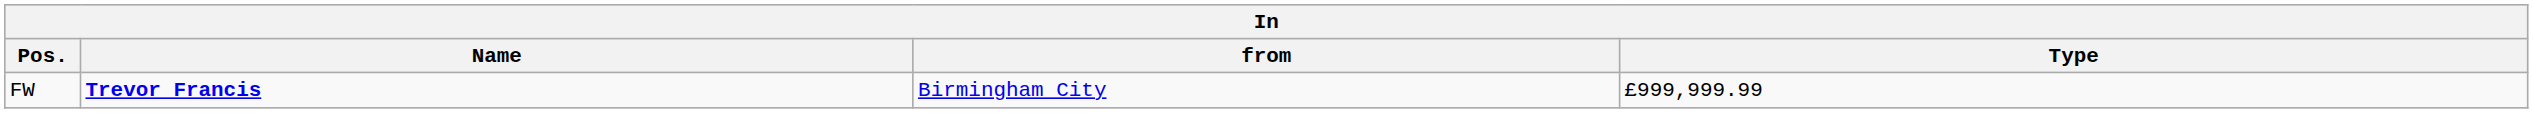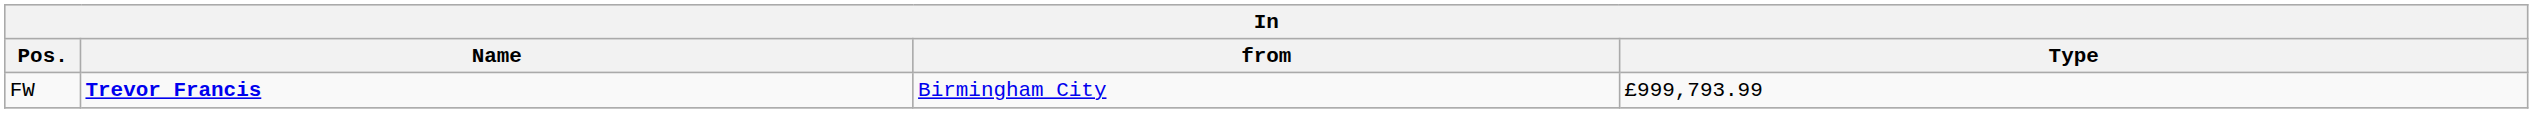(1694, 90) £999,999.99 -> (1694, 90) £999,793.99
